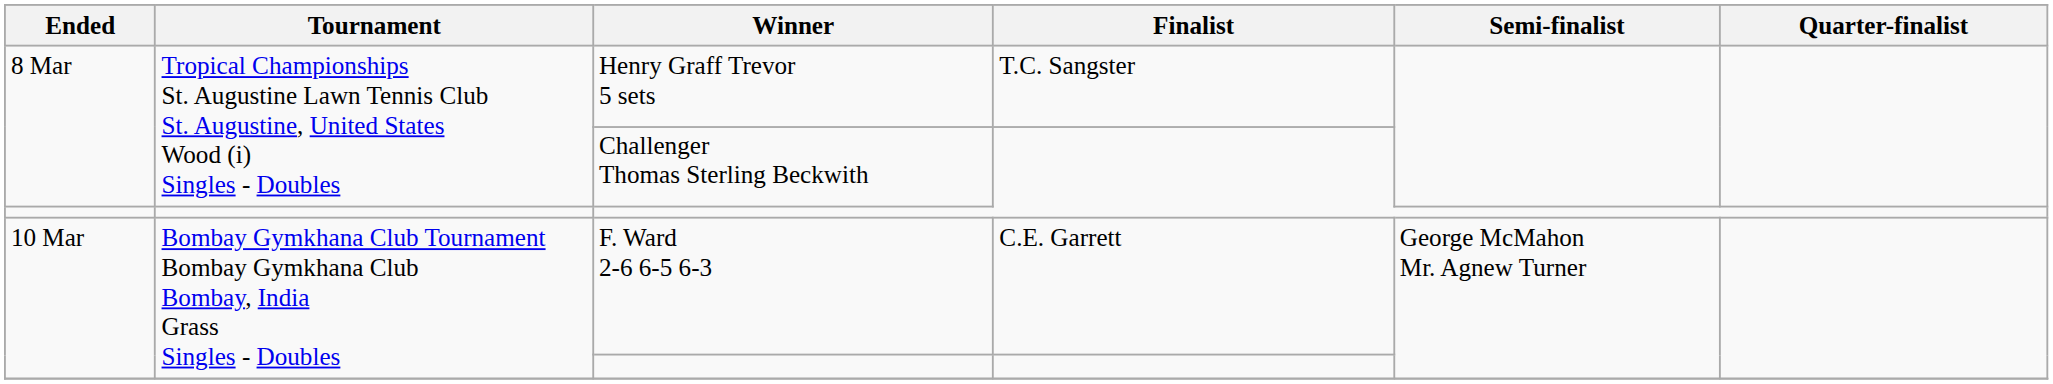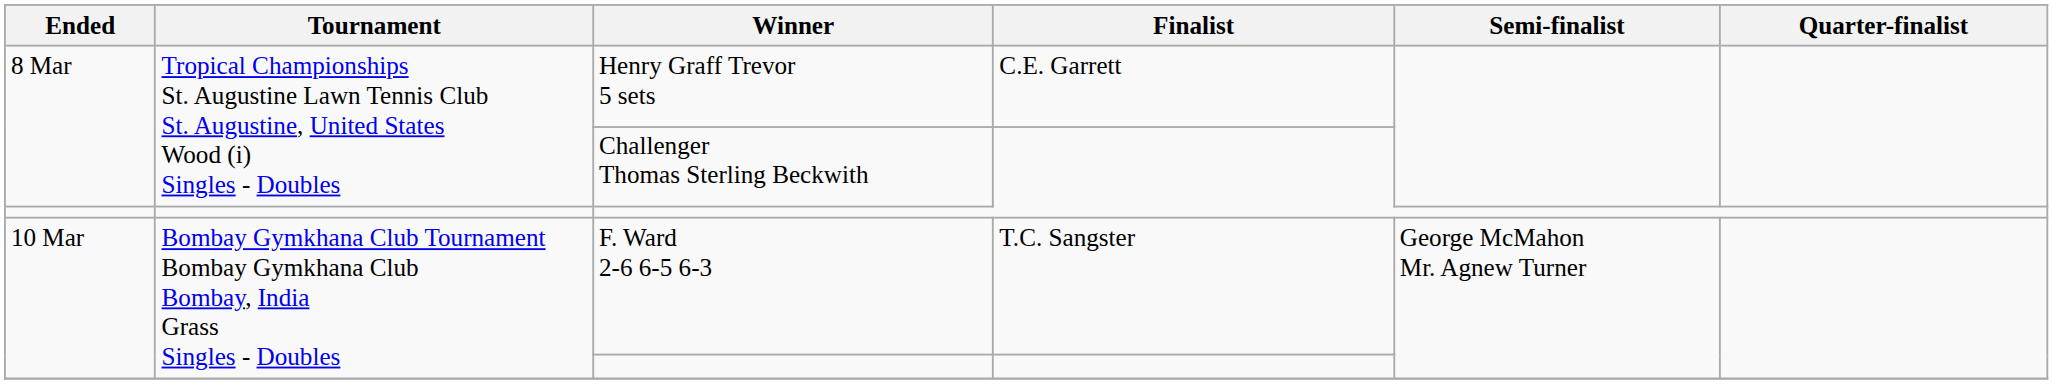(1067, 66) T.C. Sangster -> (1060, 66) C.E. Garrett
(1060, 238) C.E. Garrett -> (1067, 238) T.C. Sangster
